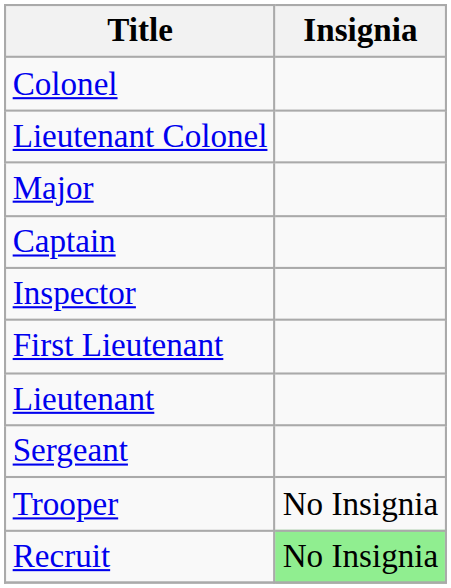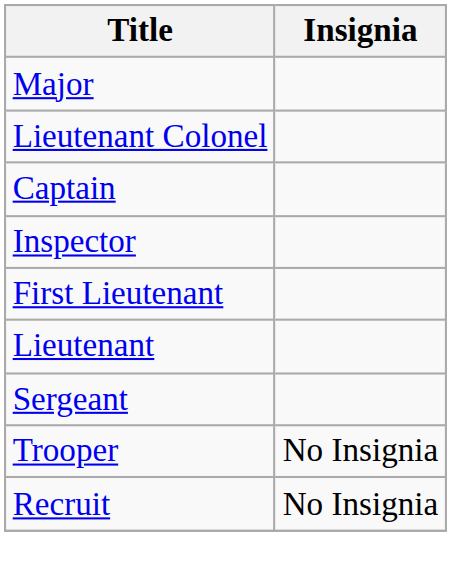- row: (65, 83)
rows swapped: (140, 135) <-> (53, 188)
(360, 556) lightgreen background -> (360, 503) no background
